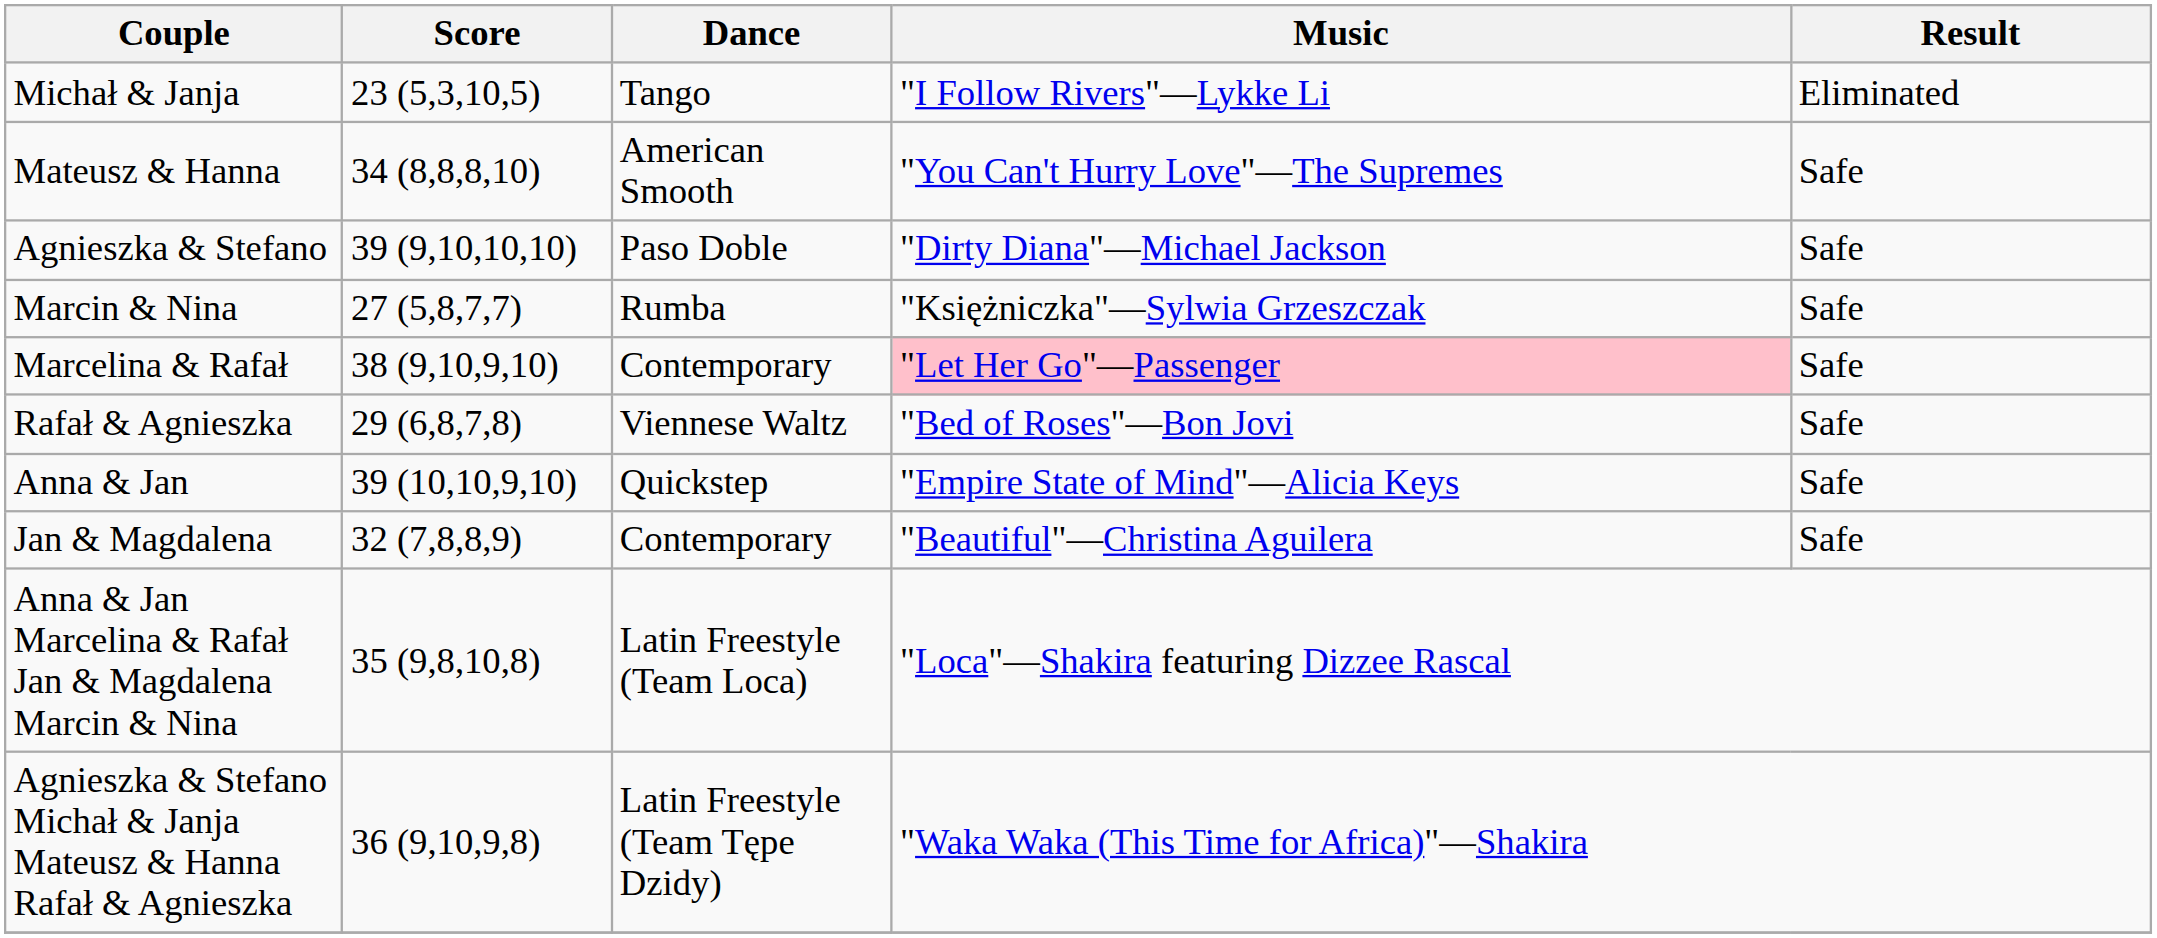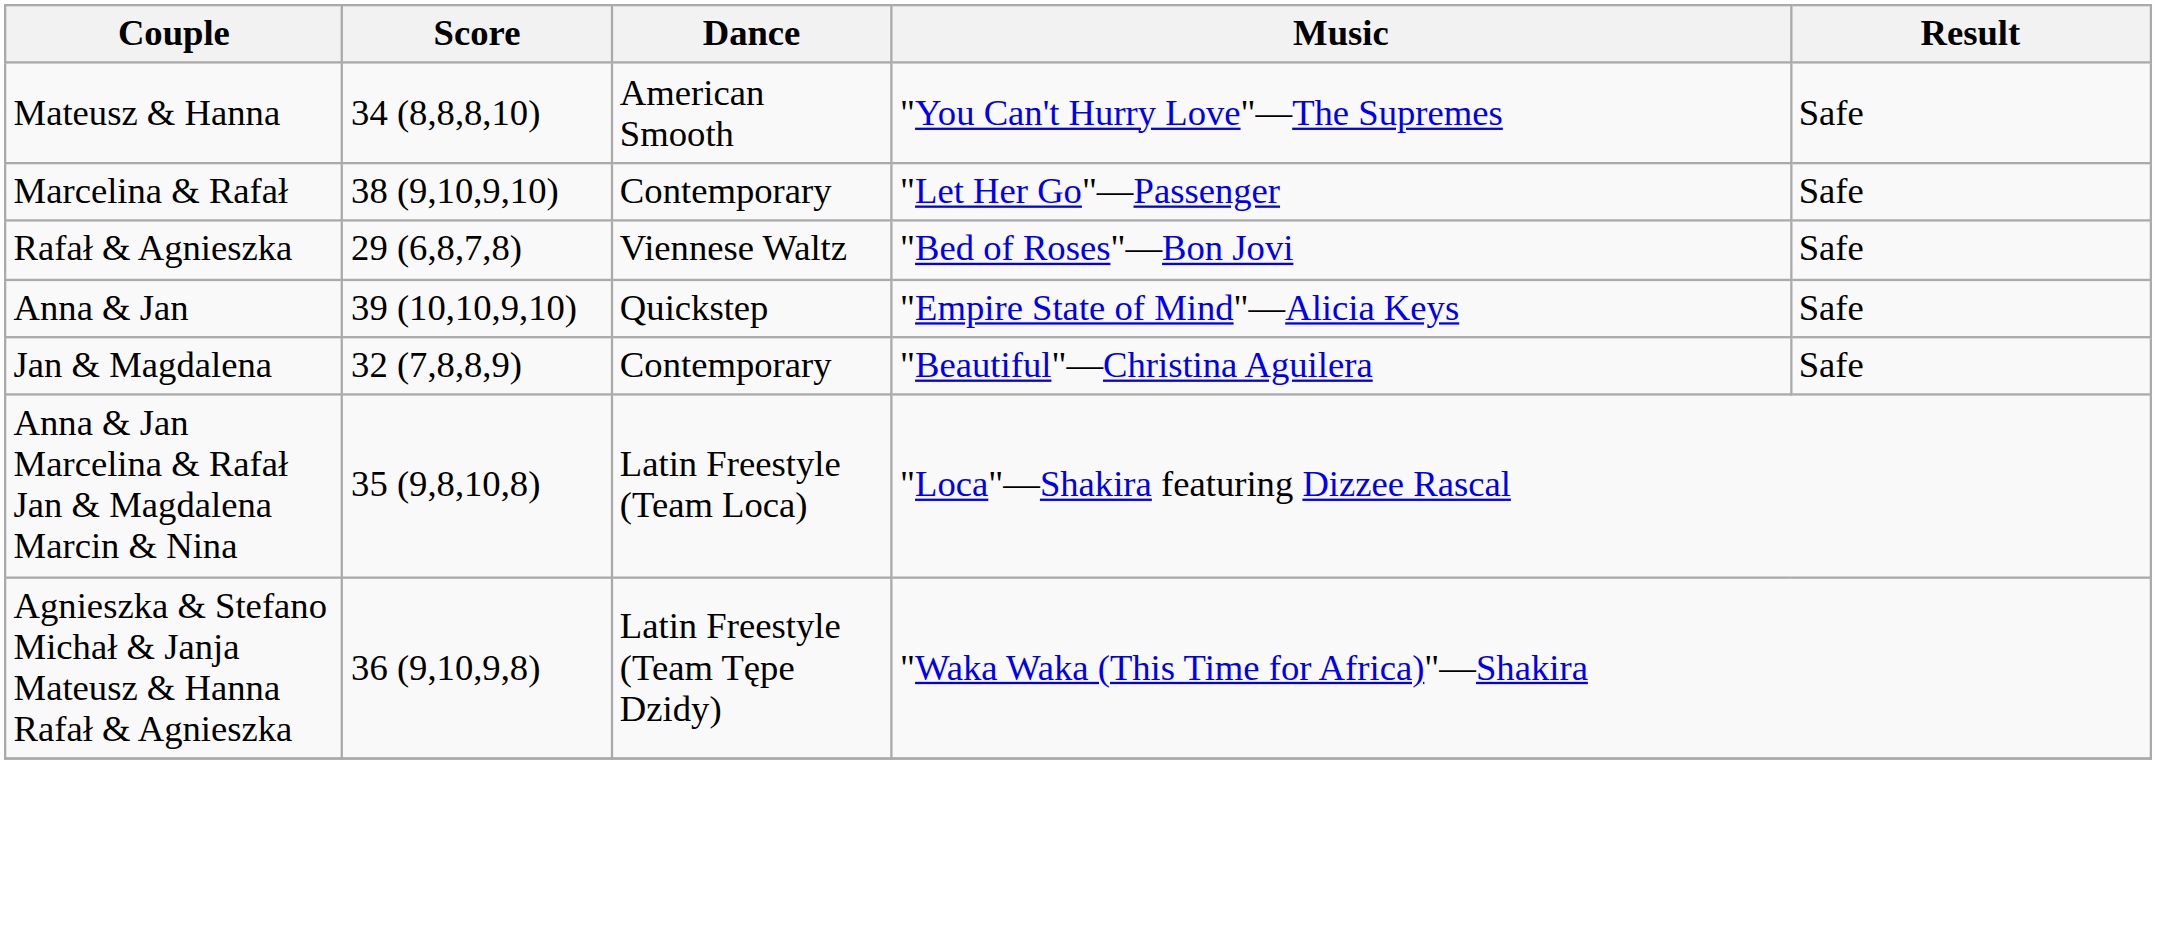- row: (127, 91)
- row: (170, 249)
- row: (126, 307)
(1090, 365) pink background -> (1090, 190) no background
